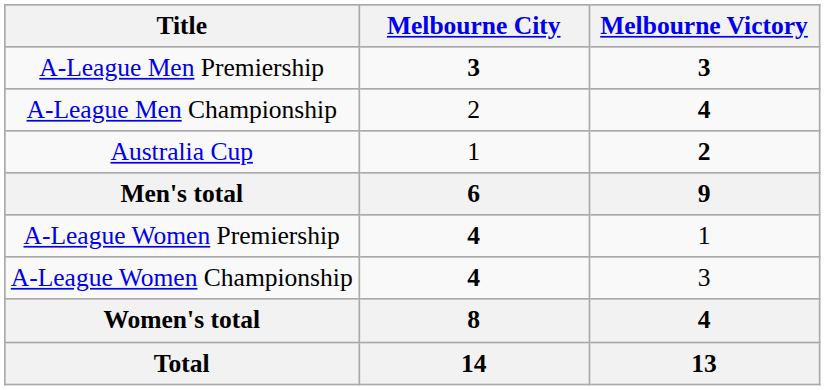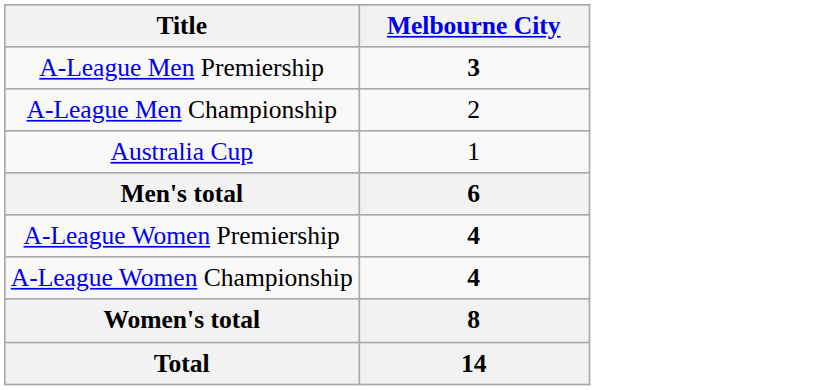- column: (704, 25)
